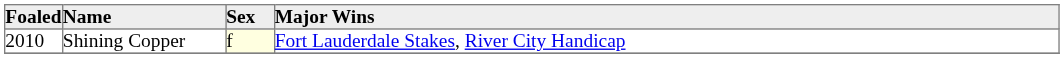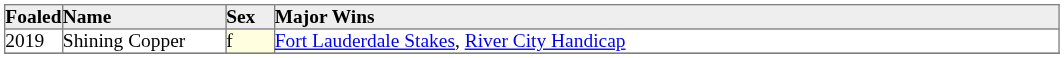(25, 40) 2010 -> (25, 40) 2019
